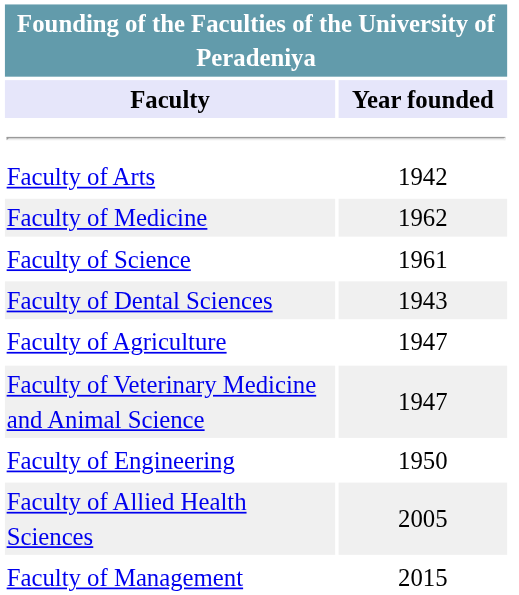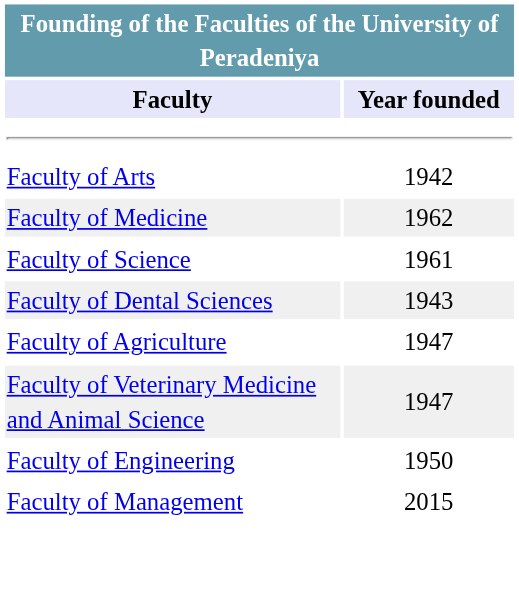- row: (127, 519)
